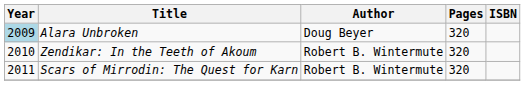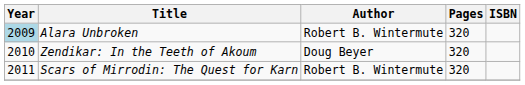(339, 33) Doug Beyer -> (373, 33) Robert B. Wintermute
(373, 52) Robert B. Wintermute -> (339, 52) Doug Beyer
